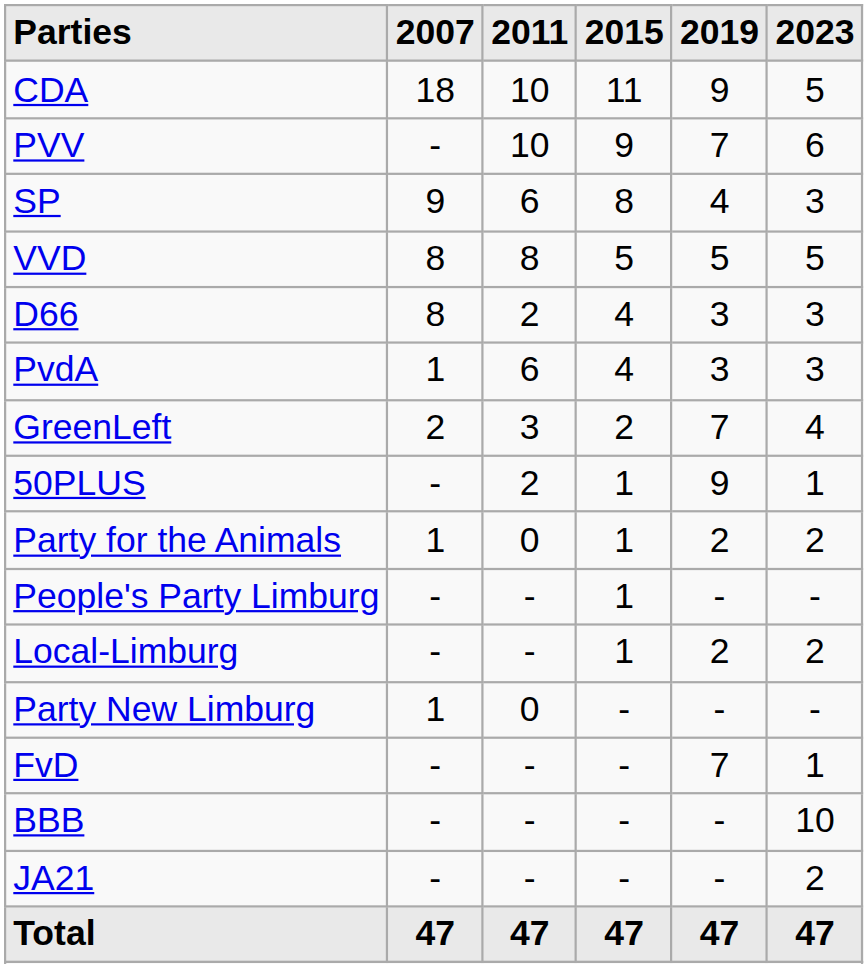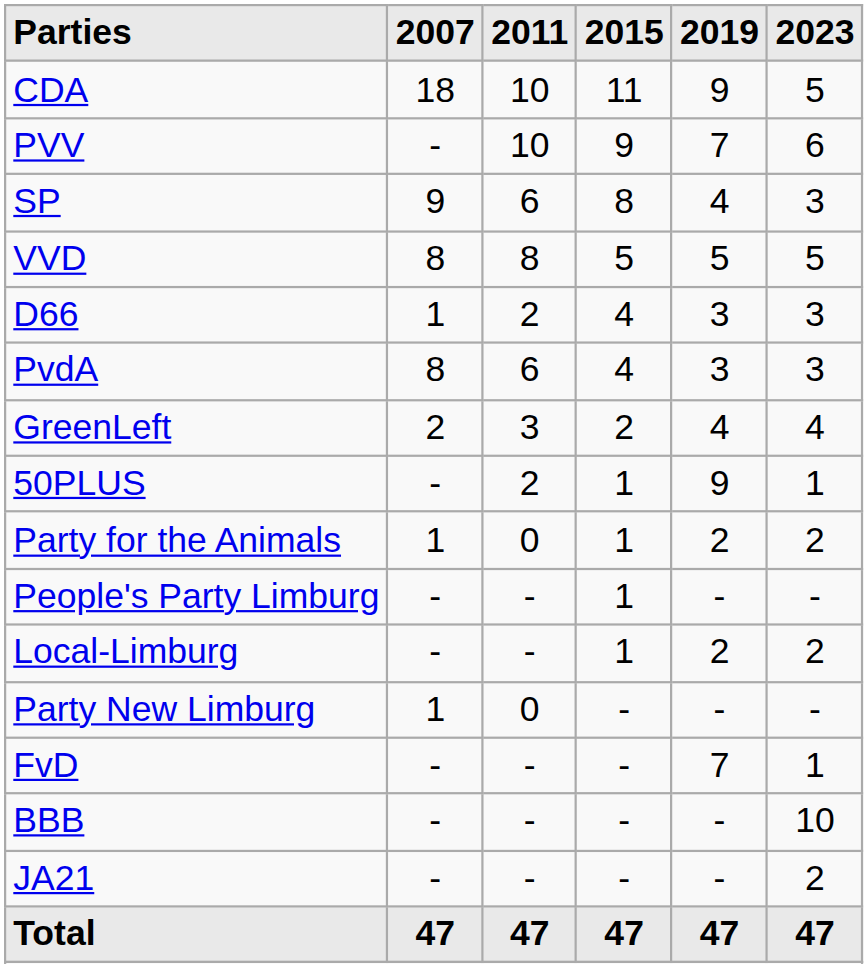(435, 314) 8 -> (435, 314) 1
(435, 370) 1 -> (435, 370) 8
(720, 426) 7 -> (720, 426) 4
